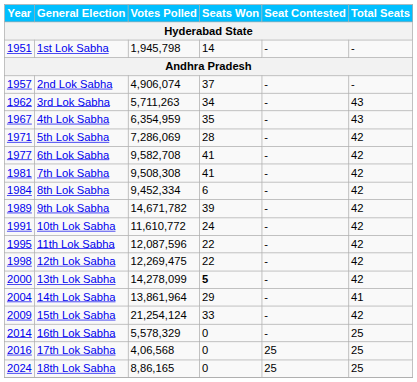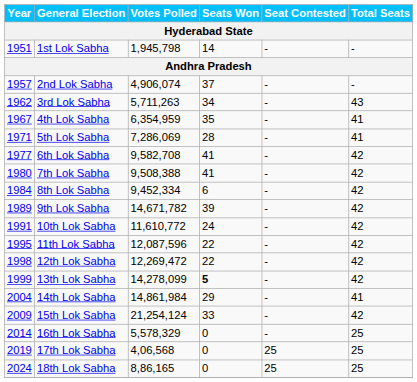(357, 119) 43 -> (357, 119) 41
(357, 137) 42 -> (357, 137) 41
(19, 173) 1981 -> (19, 173) 1980
(155, 173) 9,508,308 -> (155, 173) 9,508,388
(159, 262) 12,269,475 -> (159, 262) 12,269,472
(19, 279) 2000 -> (19, 279) 1999
(159, 297) 13,861,964 -> (159, 297) 14,861,984
(19, 350) 2016 -> (19, 350) 2019
